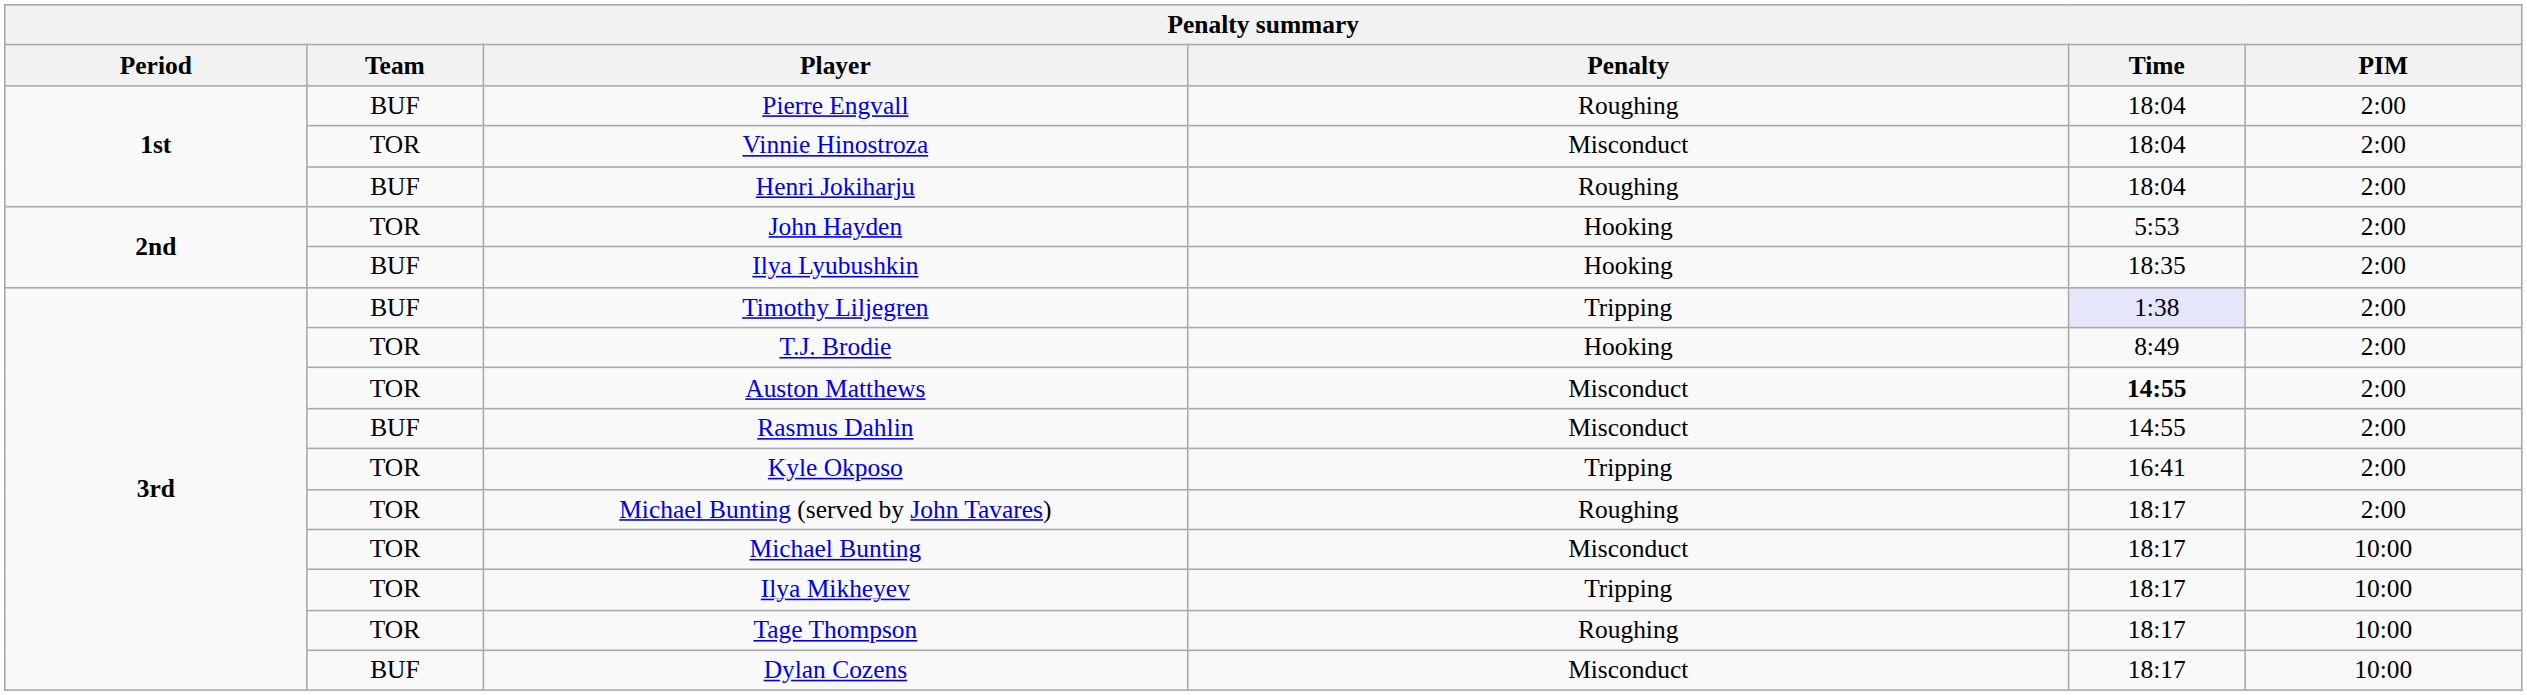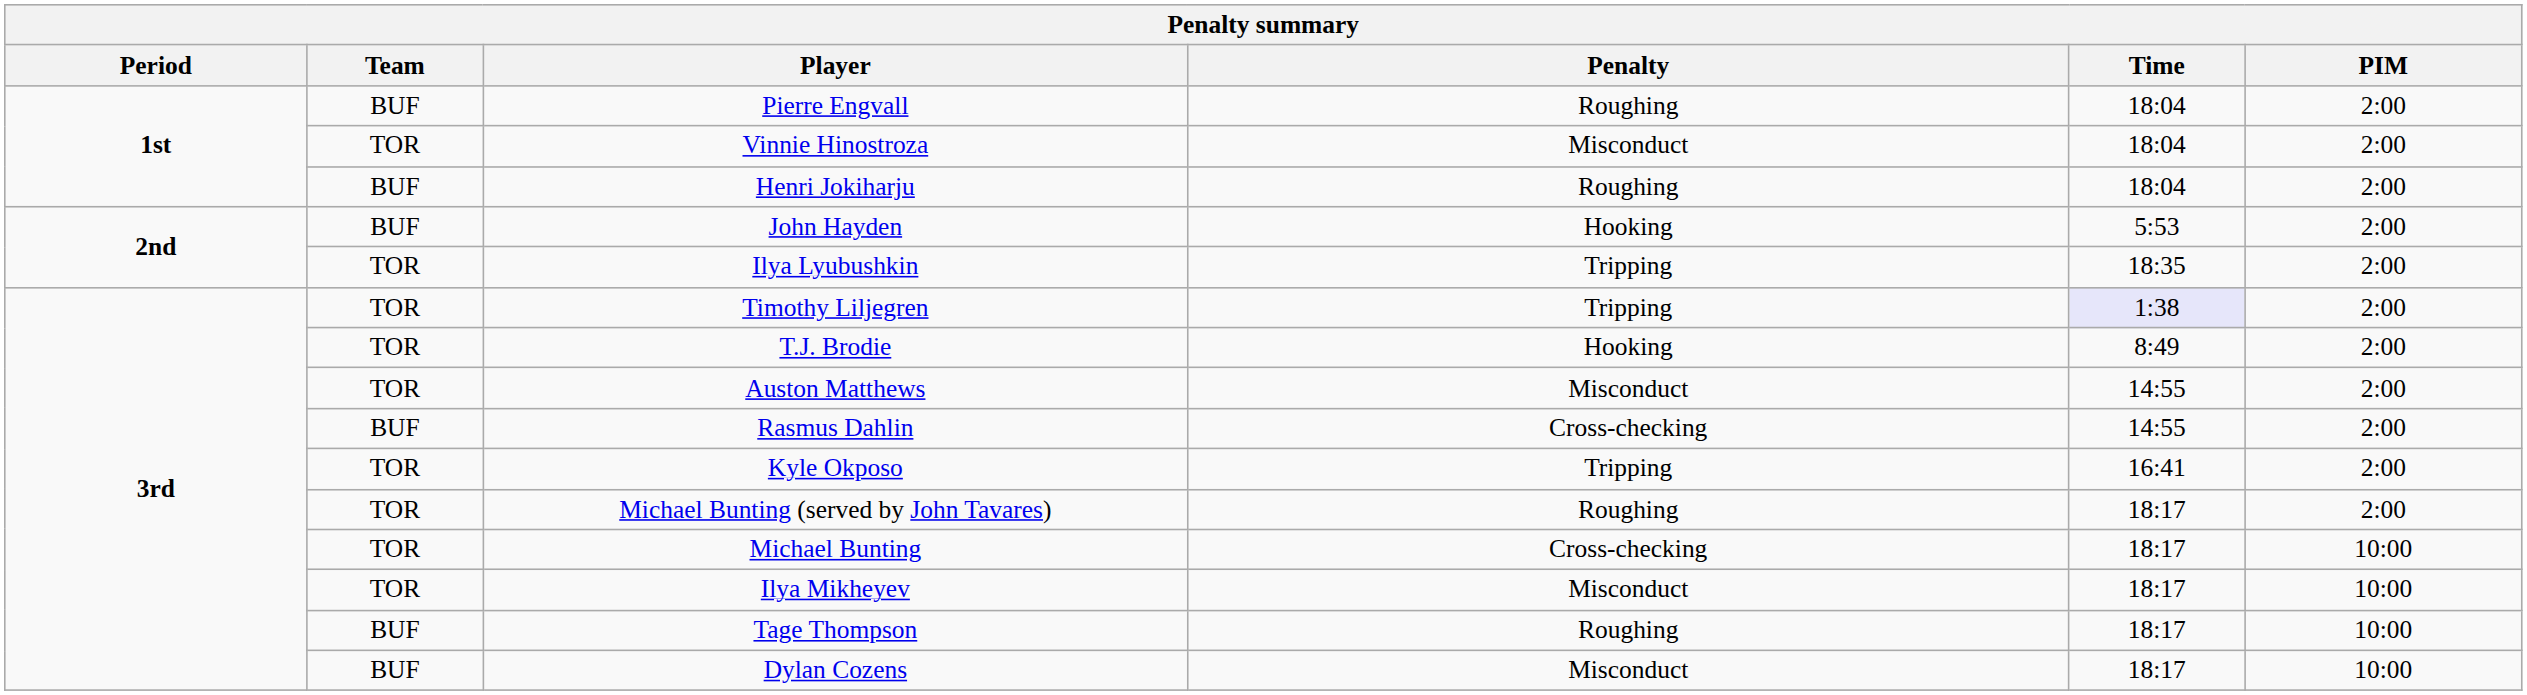(395, 226) TOR -> (395, 226) BUF
(395, 266) BUF -> (395, 266) TOR
(1628, 266) Hooking -> (1628, 266) Tripping
(395, 307) BUF -> (395, 307) TOR
(2157, 387) bold -> (2157, 387) normal
(1628, 428) Misconduct -> (1628, 428) Cross-checking
(1628, 549) Misconduct -> (1628, 549) Cross-checking
(1628, 589) Tripping -> (1628, 589) Misconduct
(395, 629) TOR -> (395, 629) BUF
